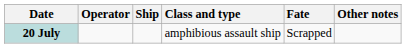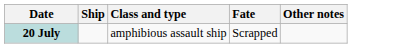- column: (106, 14)
